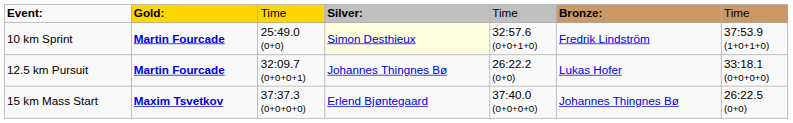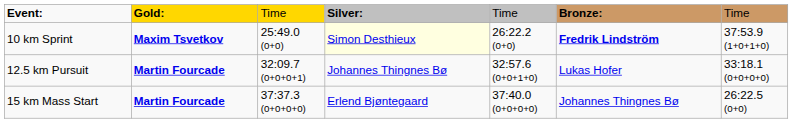(179, 38) Martin Fourcade -> (179, 38) Maxim Tsvetkov
(515, 38) 32:57.6 (0+0+1+0) -> (512, 38) 26:22.2 (0+0)
(604, 38) normal -> (609, 38) bold
(512, 70) 26:22.2 (0+0) -> (515, 70) 32:57.6 (0+0+1+0)
(179, 102) Maxim Tsvetkov -> (179, 102) Martin Fourcade
